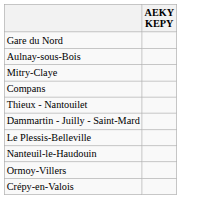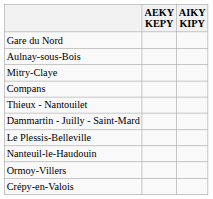+ column: (192, 18)
